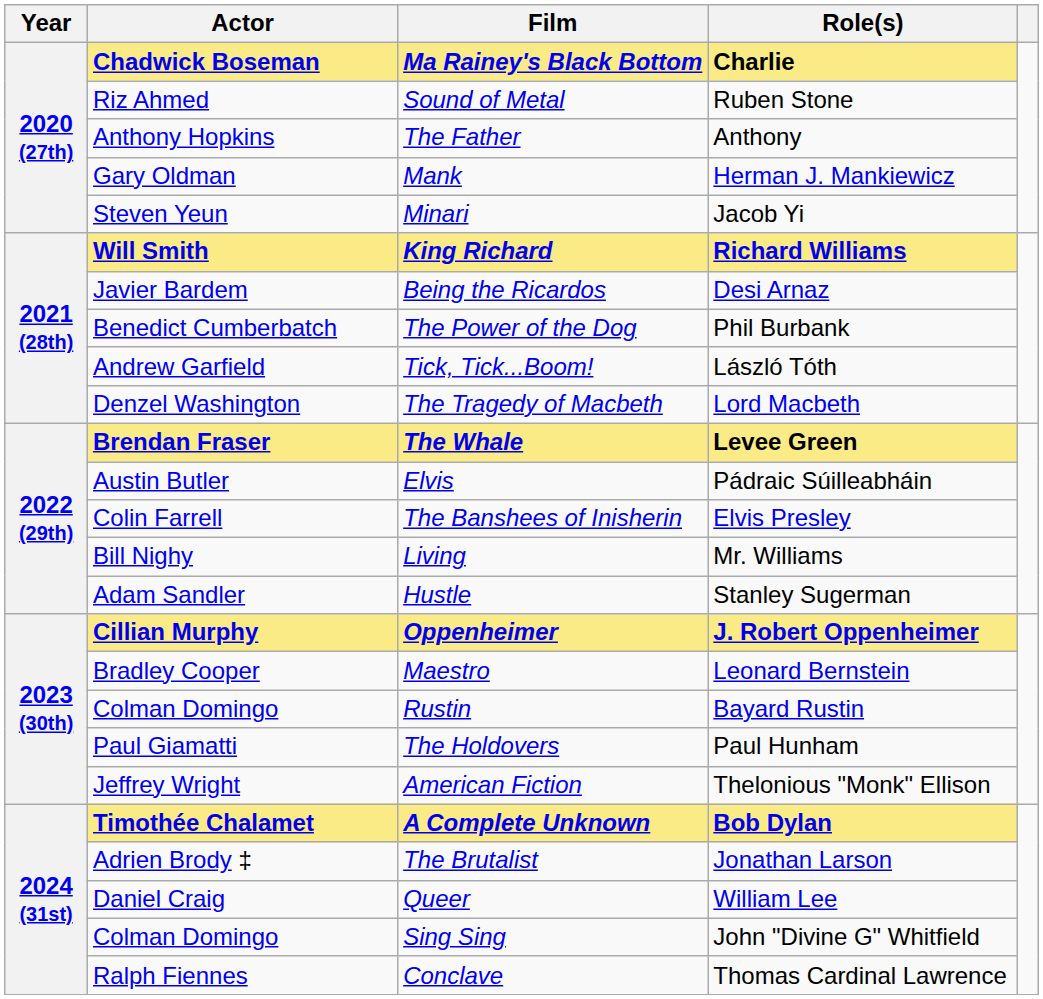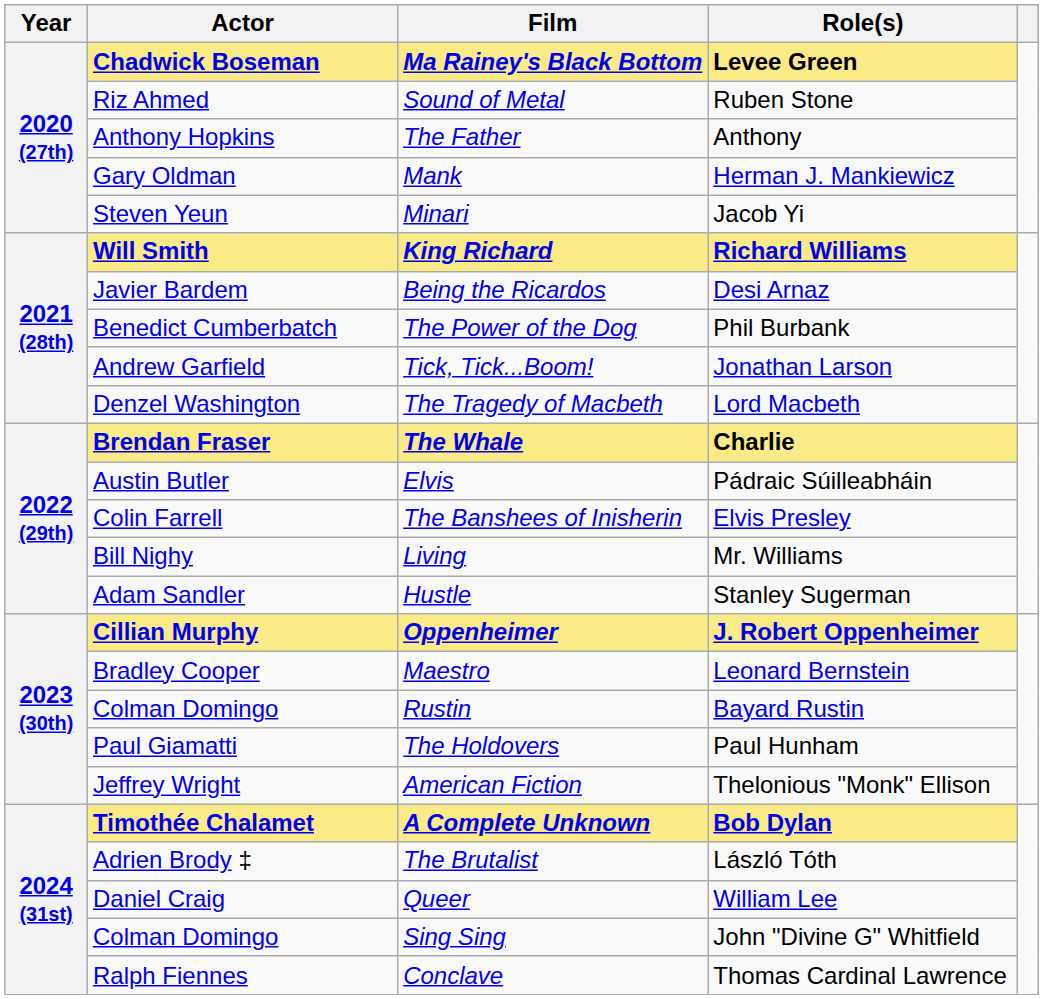(754, 61) Charlie -> (785, 61) Levee Green
(775, 366) László Tóth -> (803, 366) Jonathan Larson
(785, 442) Levee Green -> (754, 442) Charlie
(803, 860) Jonathan Larson -> (775, 860) László Tóth
